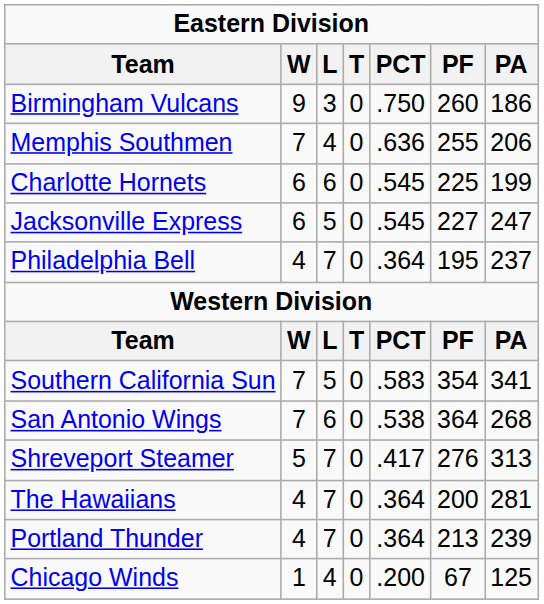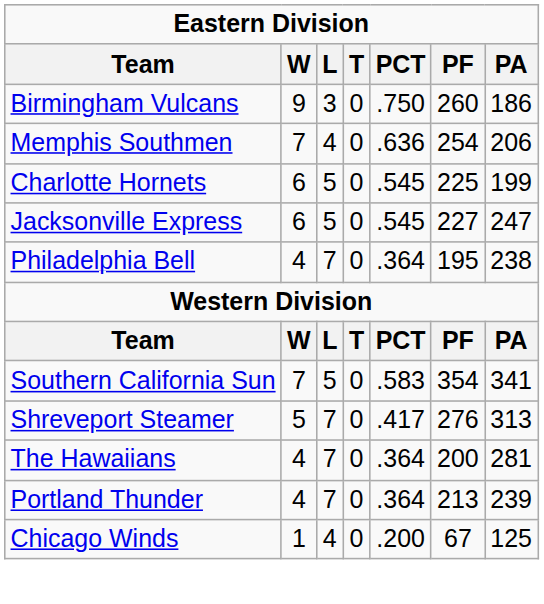(458, 143) 255 -> (458, 143) 254
(330, 182) 6 -> (330, 182) 5
(511, 261) 237 -> (511, 261) 238
- row: (116, 420)
